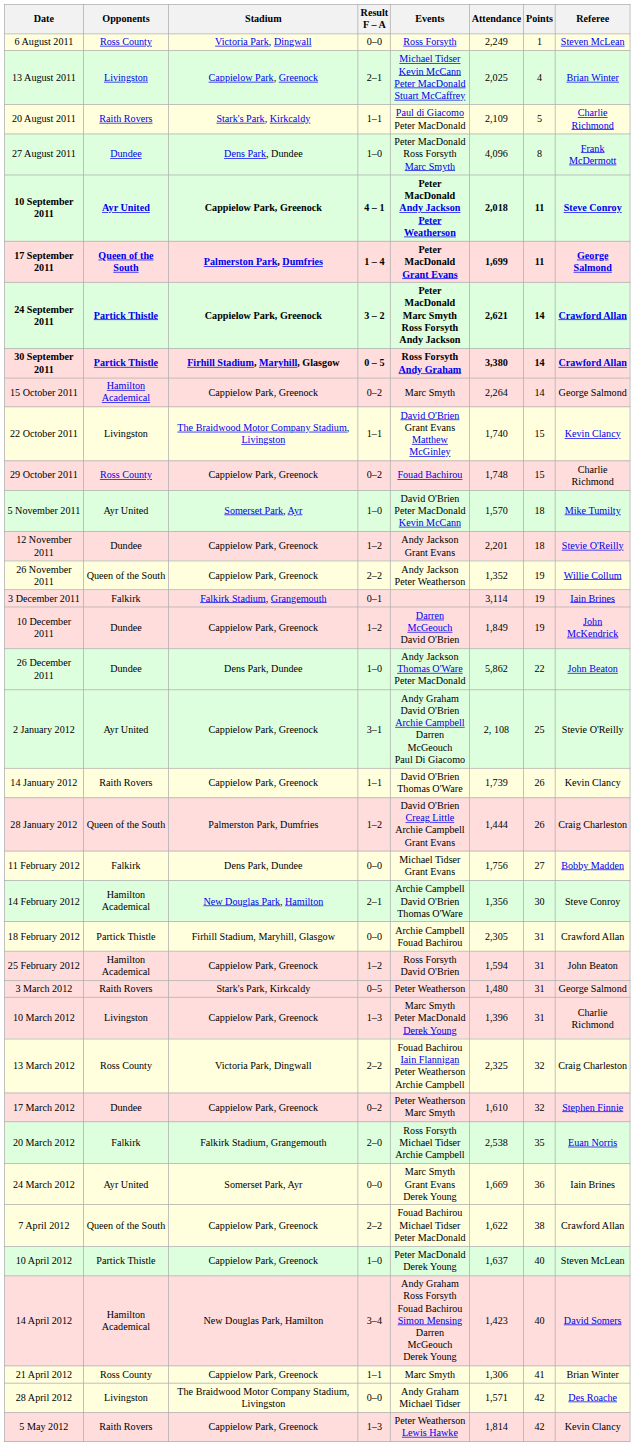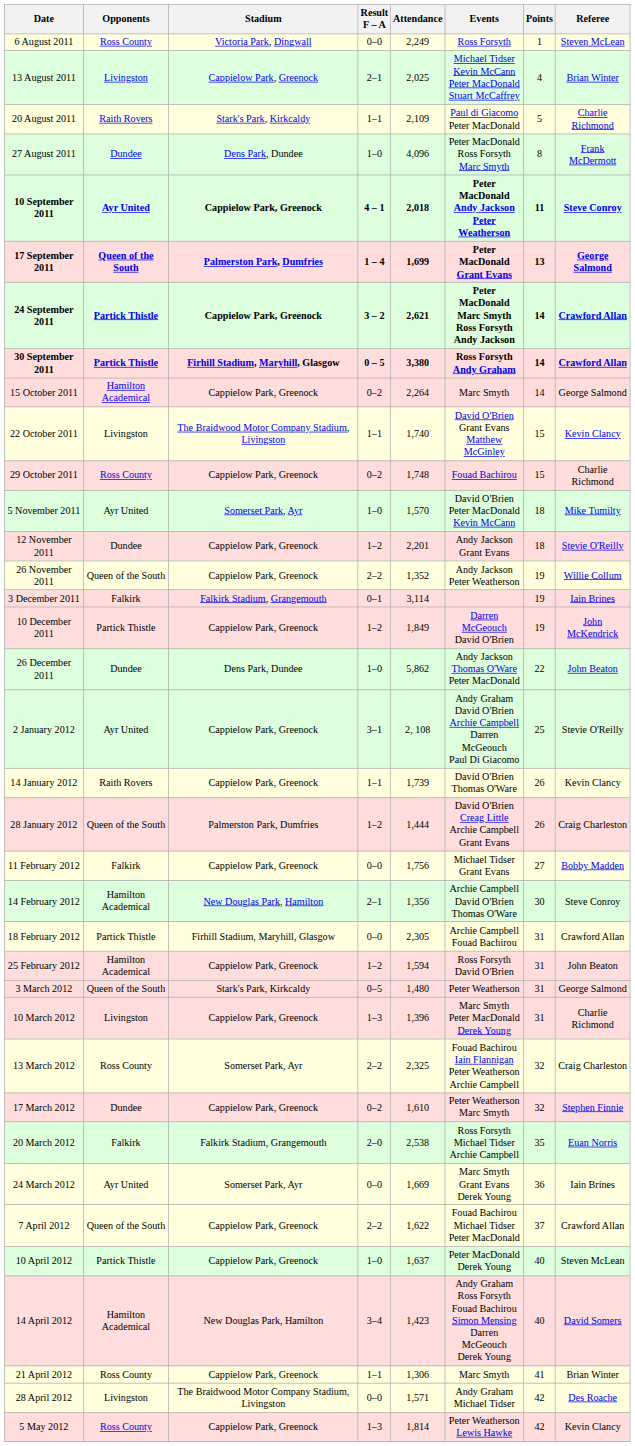columns swapped: (430, 19) <-> (496, 19)
(539, 262) 11 -> (539, 262) 13
(126, 627) Dundee -> (126, 627) Partick Thistle
(263, 866) Dens Park, Dundee -> (263, 866) Cappielow Park, Greenock
(126, 989) Raith Rovers -> (126, 989) Queen of the South
(263, 1065) Victoria Park, Dingwall -> (263, 1065) Somerset Park, Ayr
(539, 1225) 38 -> (539, 1225) 37
(126, 1427) Raith Rovers -> (126, 1427) Ross County
